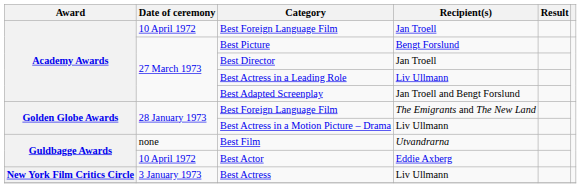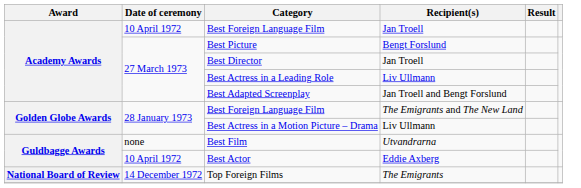+ row: (245, 175)
- row: (246, 175)
